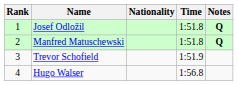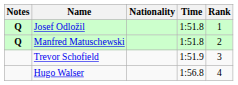columns swapped: (18, 12) <-> (219, 12)
